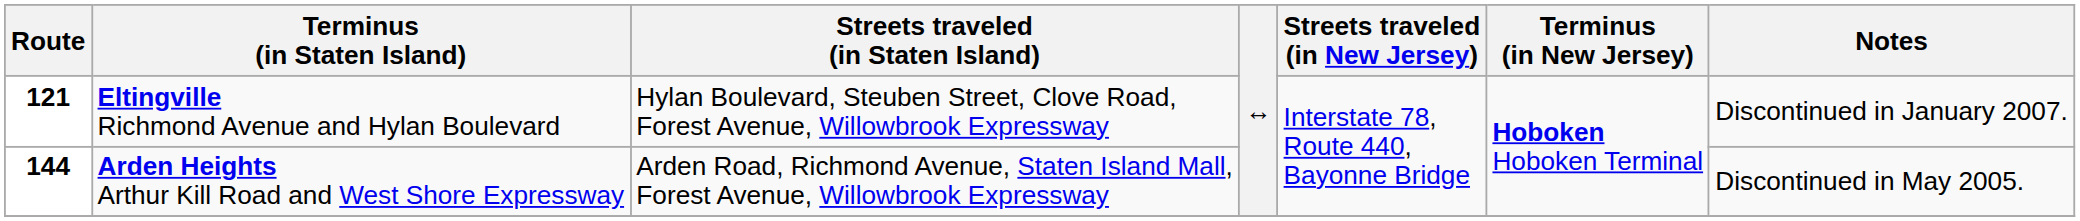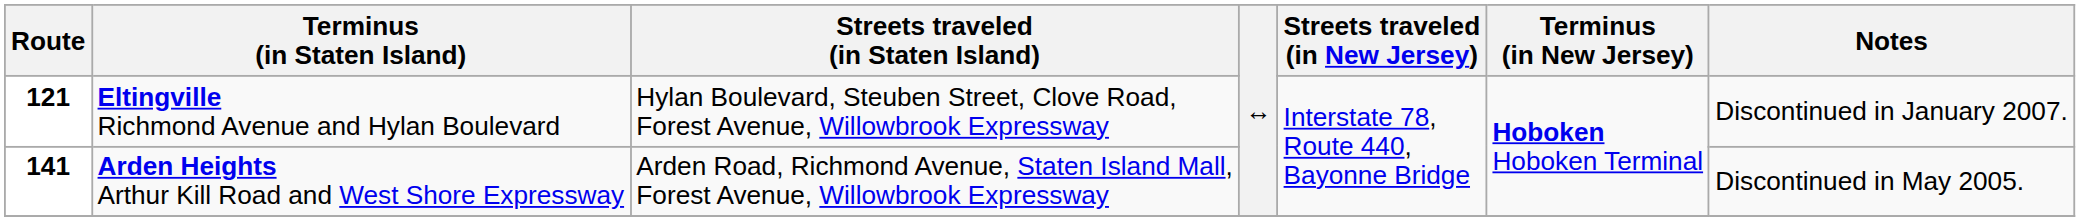(48, 167) 144 -> (48, 167) 141
